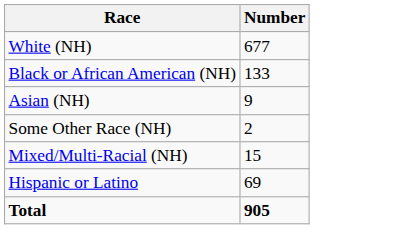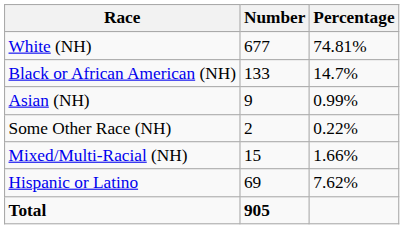+ column: (354, 18)
